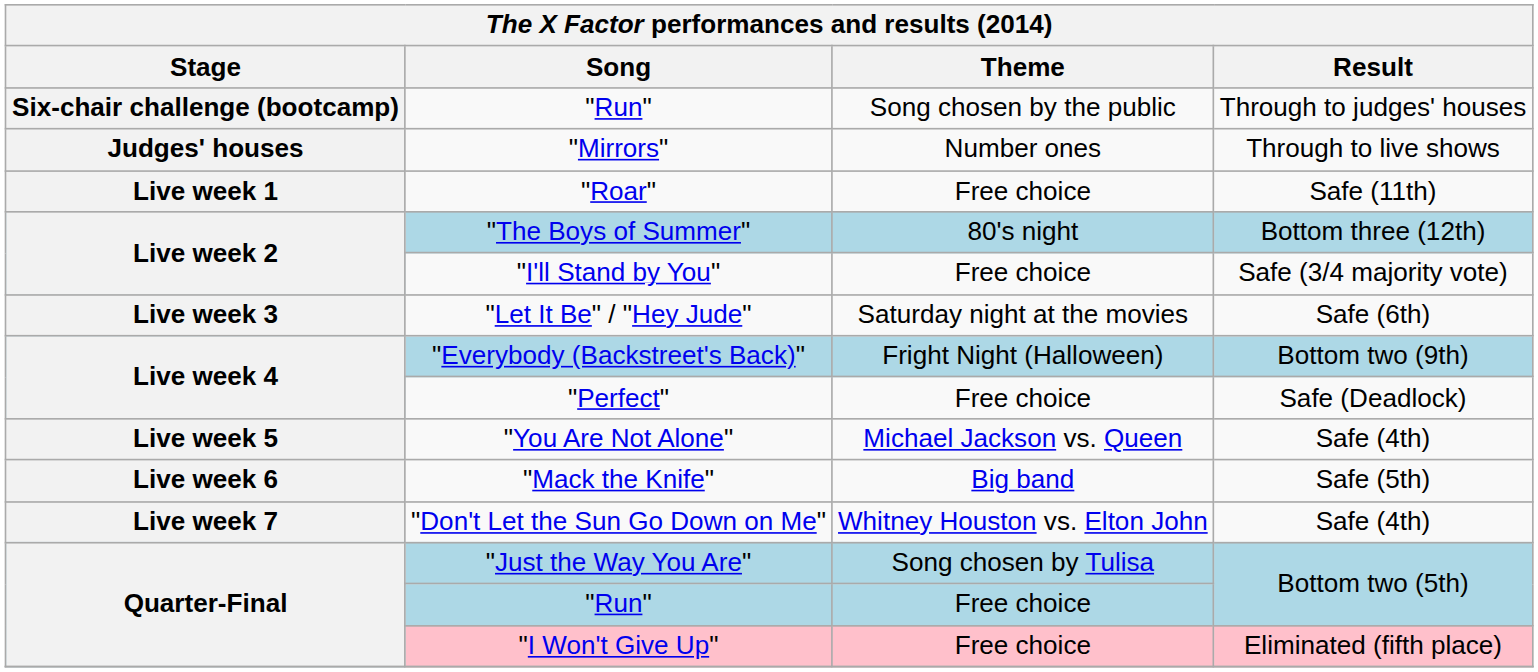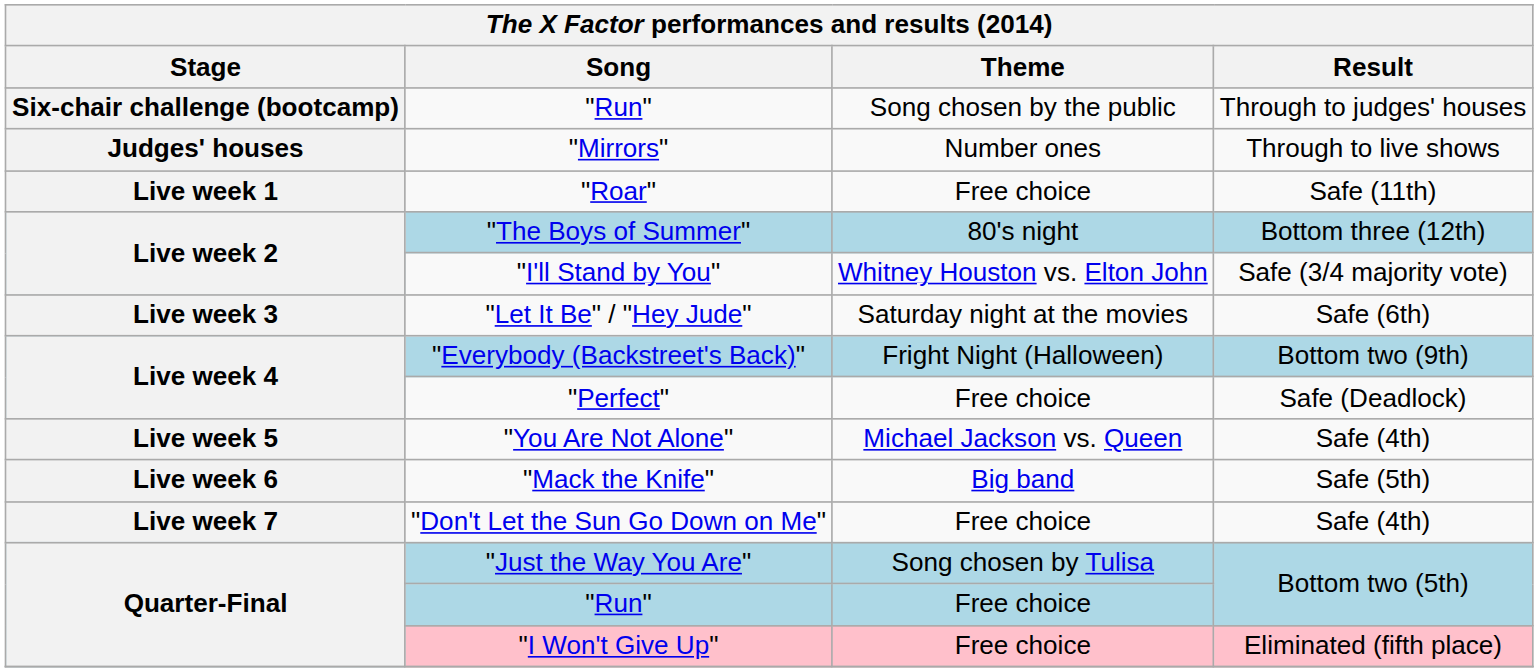(1023, 273) Free choice -> (1023, 273) Whitney Houston vs. Elton John
(1023, 521) Whitney Houston vs. Elton John -> (1023, 521) Free choice
